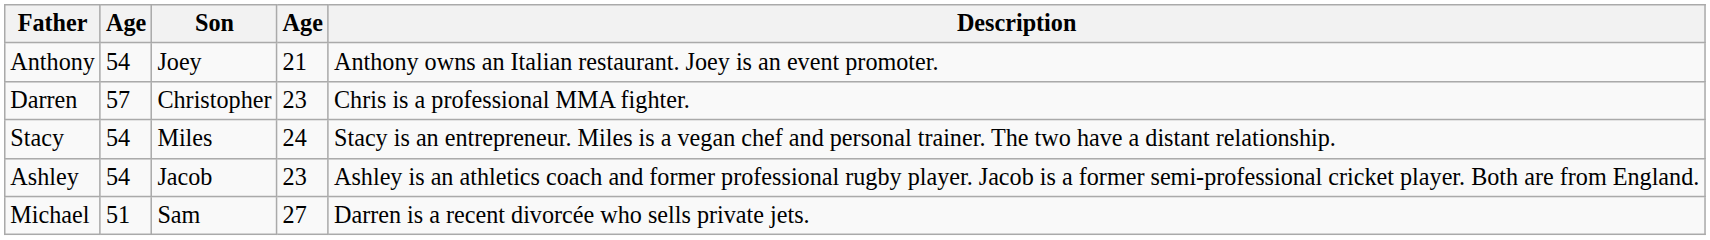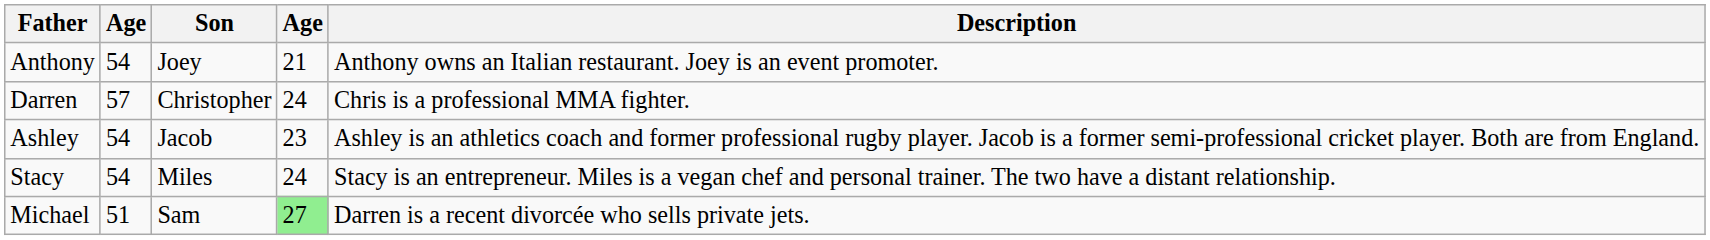(295, 100) 23 -> (295, 100) 24
rows swapped: (45, 176) <-> (37, 138)
(295, 215) no background -> (295, 215) lightgreen background
